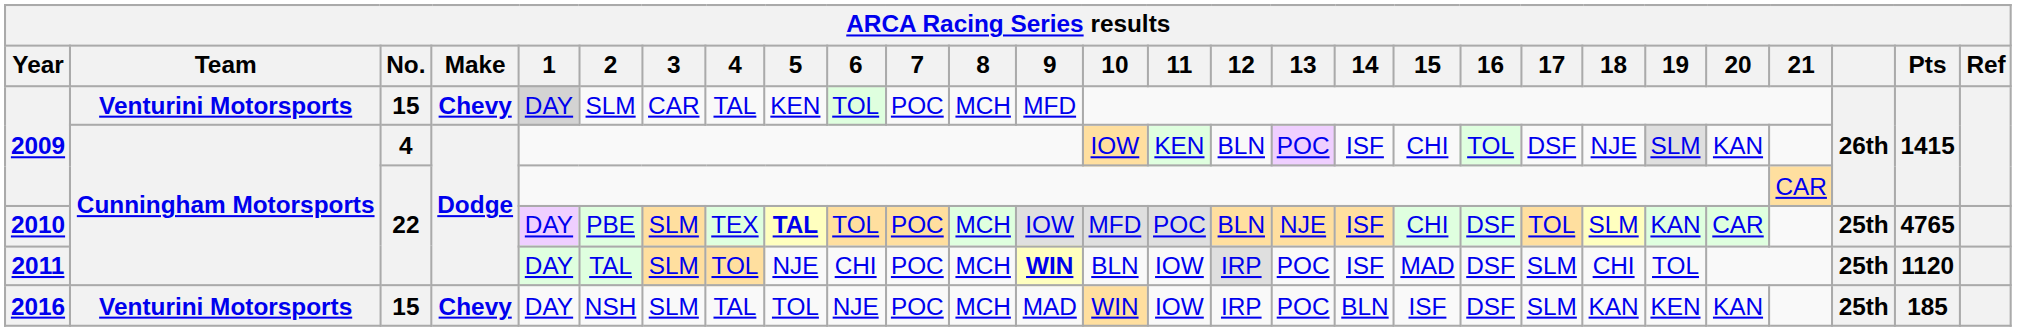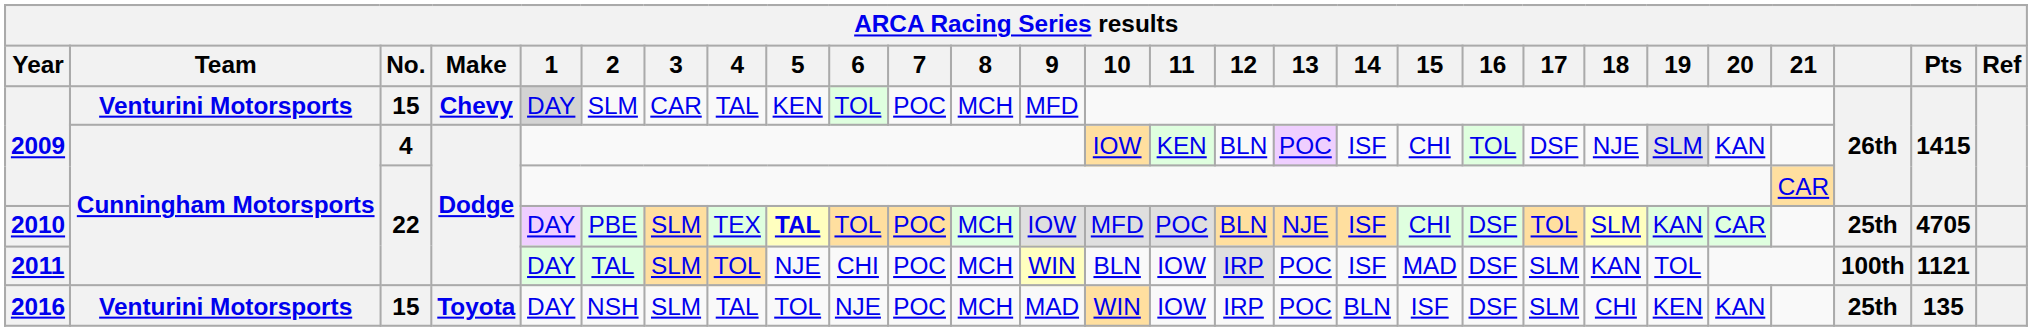(1928, 226) 4765 -> (1943, 226) 4705
(1050, 266) bold -> (1052, 266) normal
(1614, 266) CHI -> (1616, 266) KAN
(1864, 266) 25th -> (1873, 266) 100th
(1928, 266) 1120 -> (1943, 266) 1121
(475, 306) Chevy -> (476, 306) Toyota
(1614, 306) KAN -> (1616, 306) CHI
(1928, 306) 185 -> (1943, 306) 135
